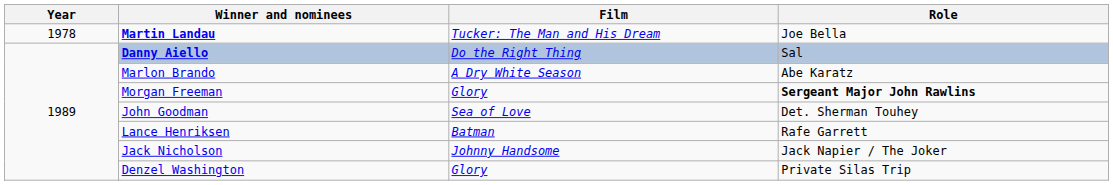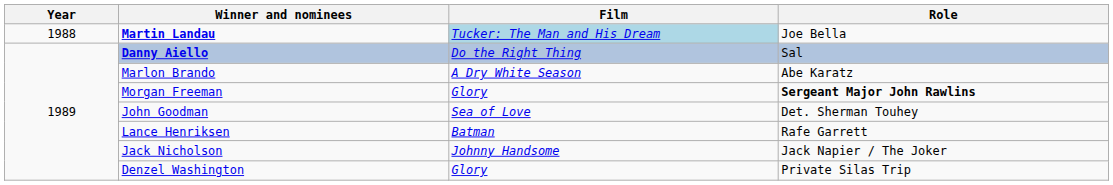(62, 34) 1978 -> (62, 34) 1988
(556, 34) no background -> (556, 34) lightblue background
